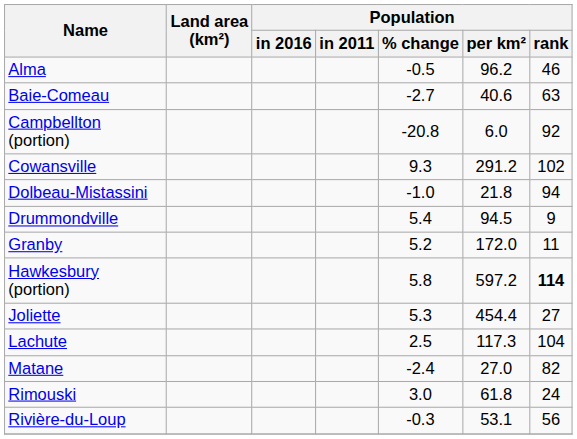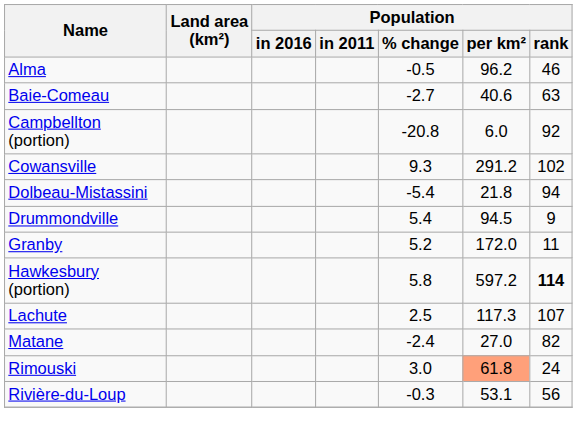(420, 192) -1.0 -> (420, 192) -5.4
- row: (34, 316)
(551, 342) 104 -> (551, 316) 107
(496, 394) no background -> (496, 368) lightsalmon background
